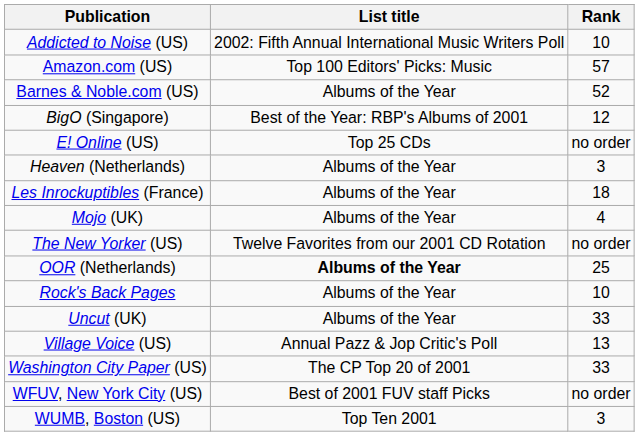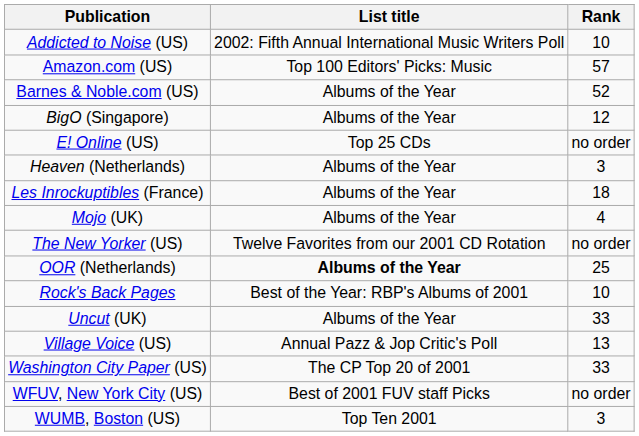(389, 117) Best of the Year: RBP's Albums of 2001 -> (389, 117) Albums of the Year
(389, 293) Albums of the Year -> (389, 293) Best of the Year: RBP's Albums of 2001
